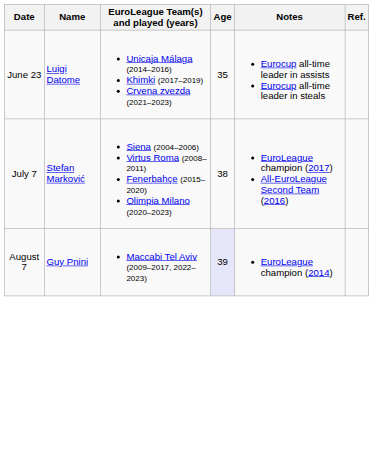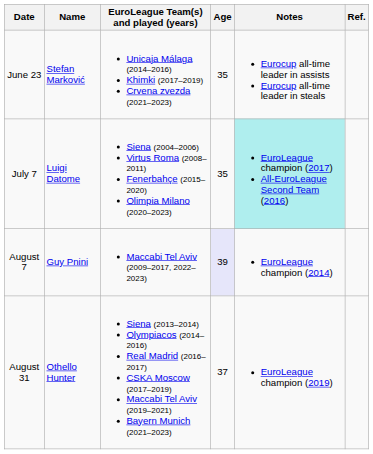(63, 74) Luigi Datome -> (66, 74) Stefan Marković
(66, 173) Stefan Marković -> (63, 173) Luigi Datome
(223, 173) 38 -> (223, 173) 35
(290, 179) no background -> (290, 179) paleturquoise background
+ row: (24, 372)
